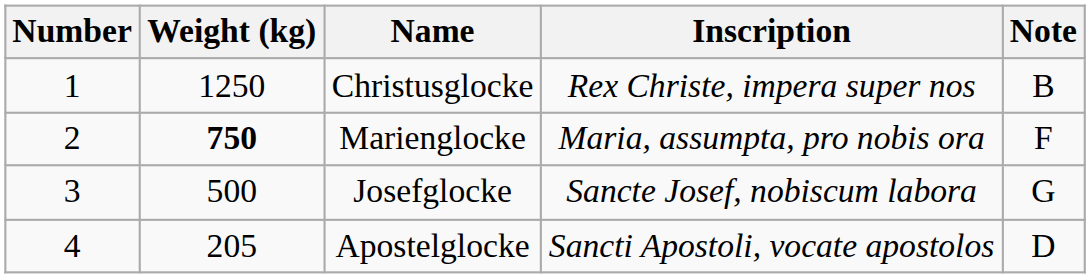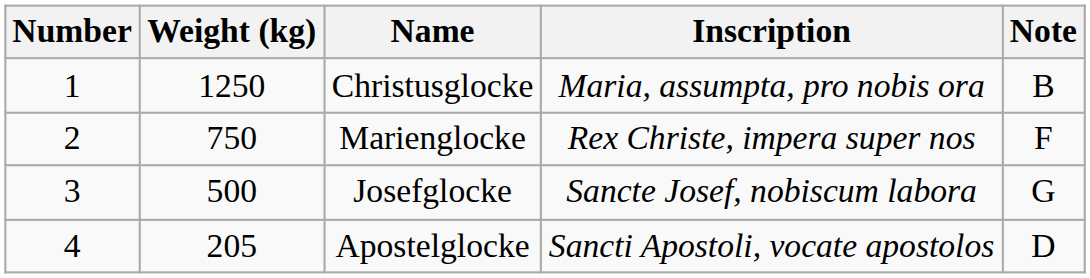(772, 85) Rex Christe, impera super nos -> (772, 85) Maria, assumpta, pro nobis ora
(232, 138) bold -> (232, 138) normal
(772, 138) Maria, assumpta, pro nobis ora -> (772, 138) Rex Christe, impera super nos
